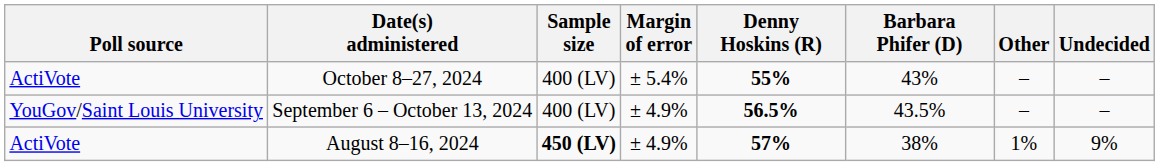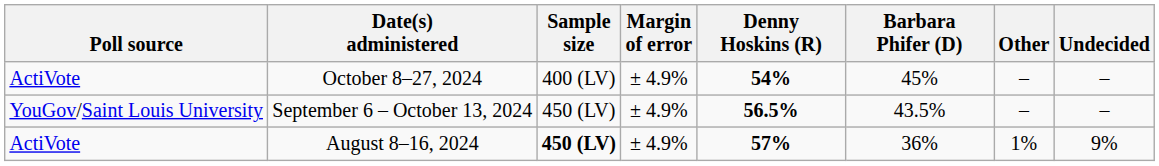(659, 78) ± 5.4% -> (659, 78) ± 4.9%
(771, 78) 55% -> (771, 78) 54%
(919, 78) 43% -> (919, 78) 45%
(579, 111) 400 (LV) -> (579, 111) 450 (LV)
(919, 144) 38% -> (919, 144) 36%
